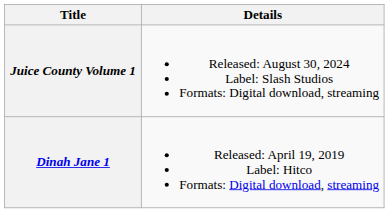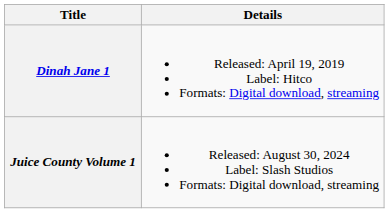rows swapped: (73, 162) <-> (73, 70)
